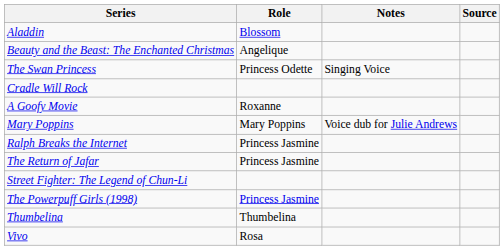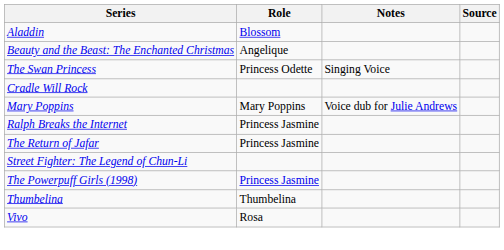- row: (42, 106)
